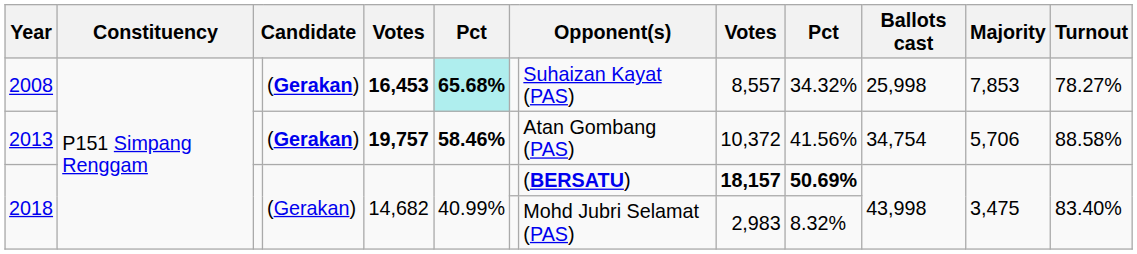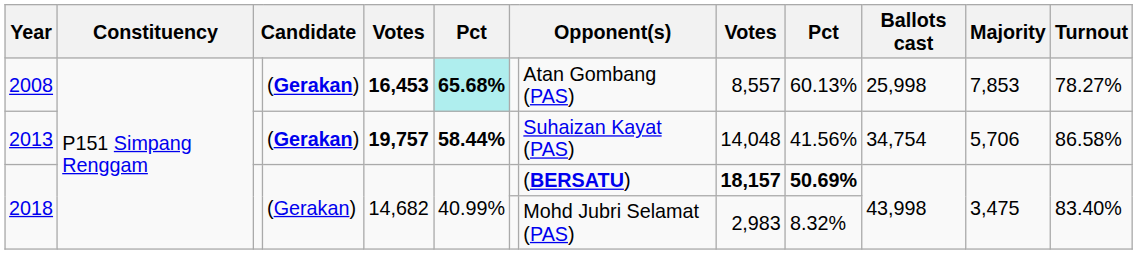(592, 85) Suhaizan Kayat (PAS) -> (590, 85) Atan Gombang (PAS)
(823, 85) 34.32% -> (823, 85) 60.13%
(471, 138) 58.46% -> (471, 138) 58.44%
(590, 138) Atan Gombang (PAS) -> (592, 138) Suhaizan Kayat (PAS)
(751, 138) 10,372 -> (751, 138) 14,048
(1088, 138) 88.58% -> (1088, 138) 86.58%
